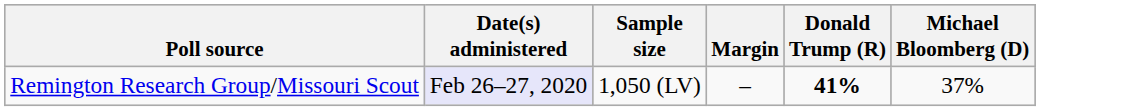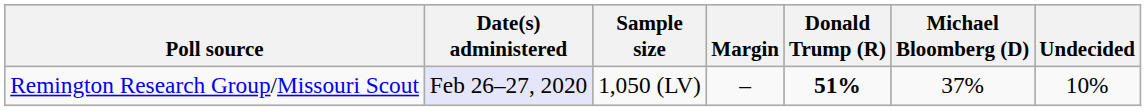+ column: (1087, 48)
(837, 85) 41% -> (837, 85) 51%
